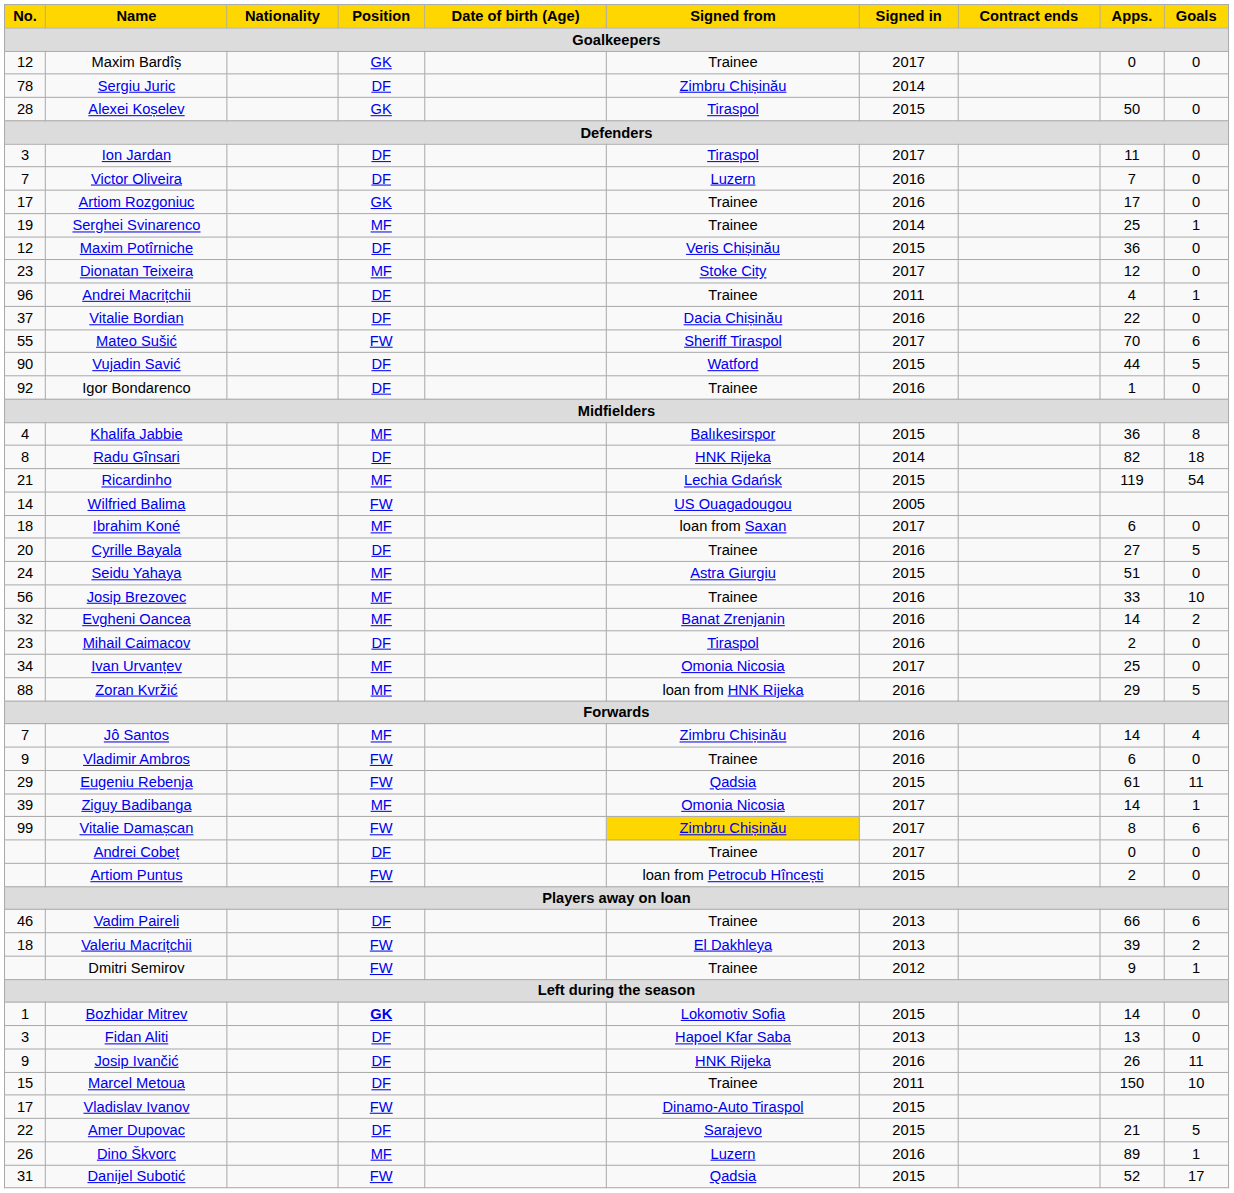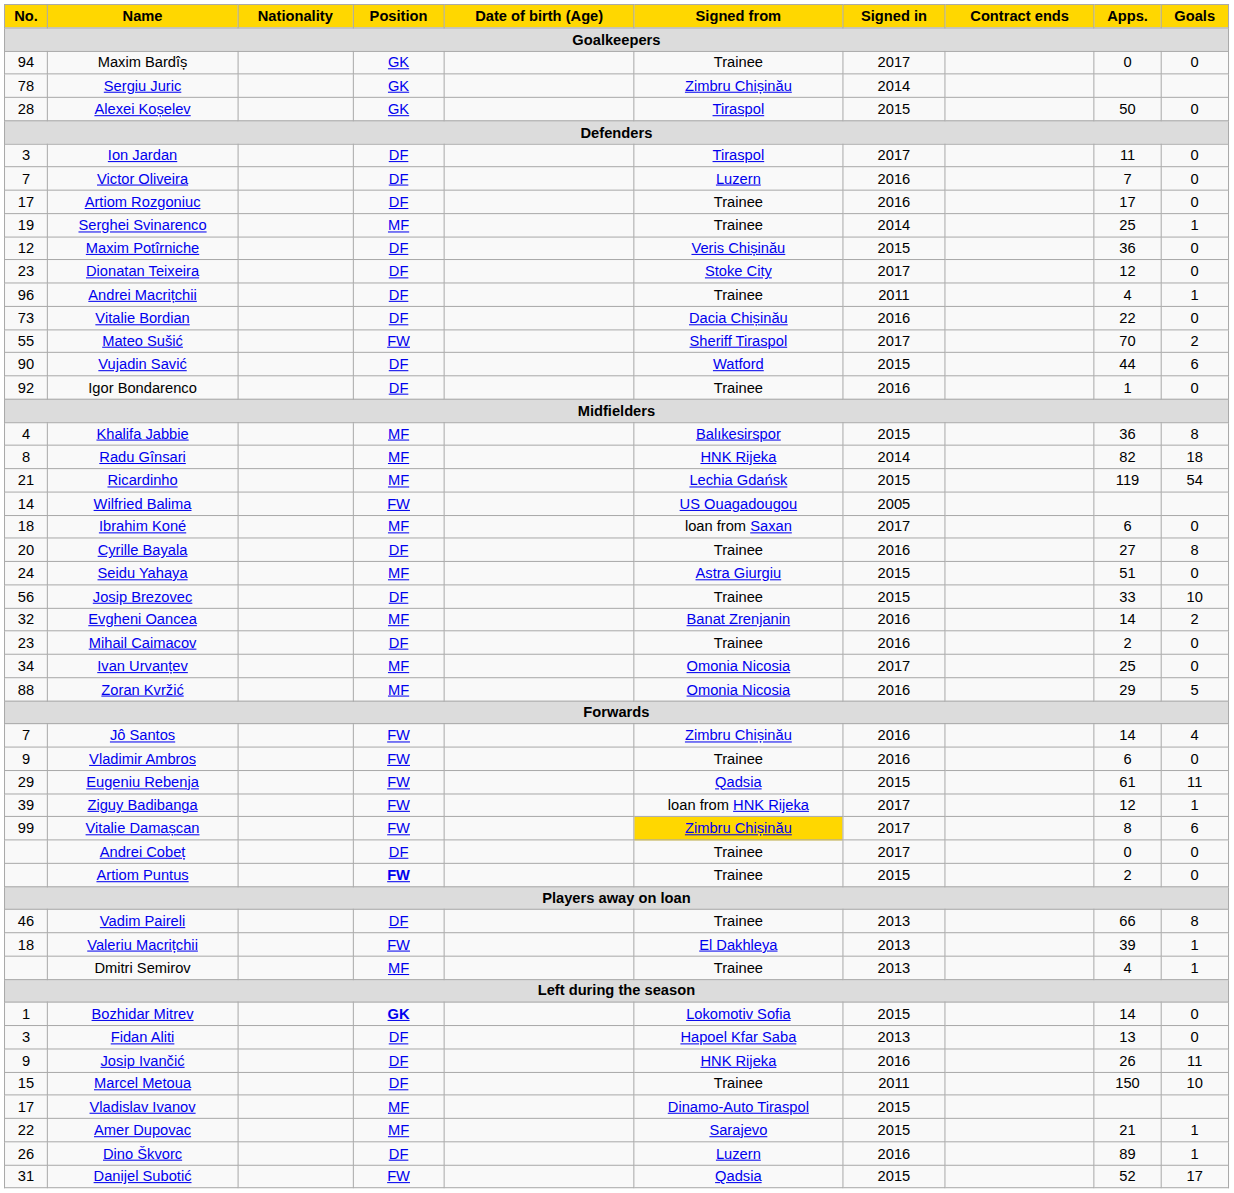(25, 63) 12 -> (26, 63) 94
(381, 86) DF -> (399, 86) GK
(381, 202) GK -> (399, 202) DF
(381, 272) MF -> (399, 272) DF
(25, 318) 37 -> (26, 318) 73
(1196, 341) 6 -> (1195, 341) 2
(1196, 365) 5 -> (1195, 365) 6
(381, 457) DF -> (399, 457) MF
(1196, 550) 5 -> (1195, 550) 8
(381, 597) MF -> (399, 597) DF
(909, 597) 2016 -> (894, 597) 2015
(733, 643) Tiraspol -> (738, 643) Trainee
(733, 689) loan from HNK Rijeka -> (738, 689) Omonia Nicosia
(381, 736) MF -> (399, 736) FW
(381, 805) MF -> (399, 805) FW
(733, 805) Omonia Nicosia -> (738, 805) loan from HNK Rijeka
(1132, 805) 14 -> (1128, 805) 12
(381, 875) normal -> (399, 875) bold
(733, 875) loan from Petrocub Hîncești -> (738, 875) Trainee
(1196, 921) 6 -> (1195, 921) 8
(1196, 945) 2 -> (1195, 945) 1
(381, 968) FW -> (399, 968) MF
(909, 968) 2012 -> (894, 968) 2013
(1132, 968) 9 -> (1128, 968) 4
(381, 1107) FW -> (399, 1107) MF
(381, 1130) DF -> (399, 1130) MF
(1196, 1130) 5 -> (1195, 1130) 1
(381, 1154) MF -> (399, 1154) DF
